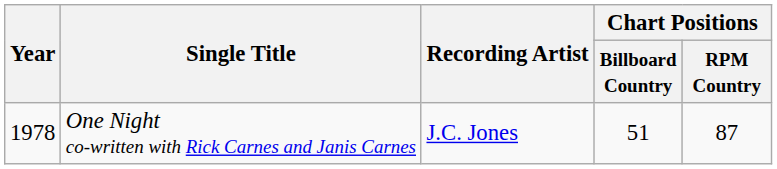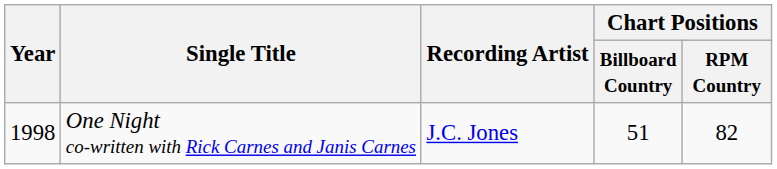(33, 132) 1978 -> (33, 132) 1998
(727, 132) 87 -> (727, 132) 82
